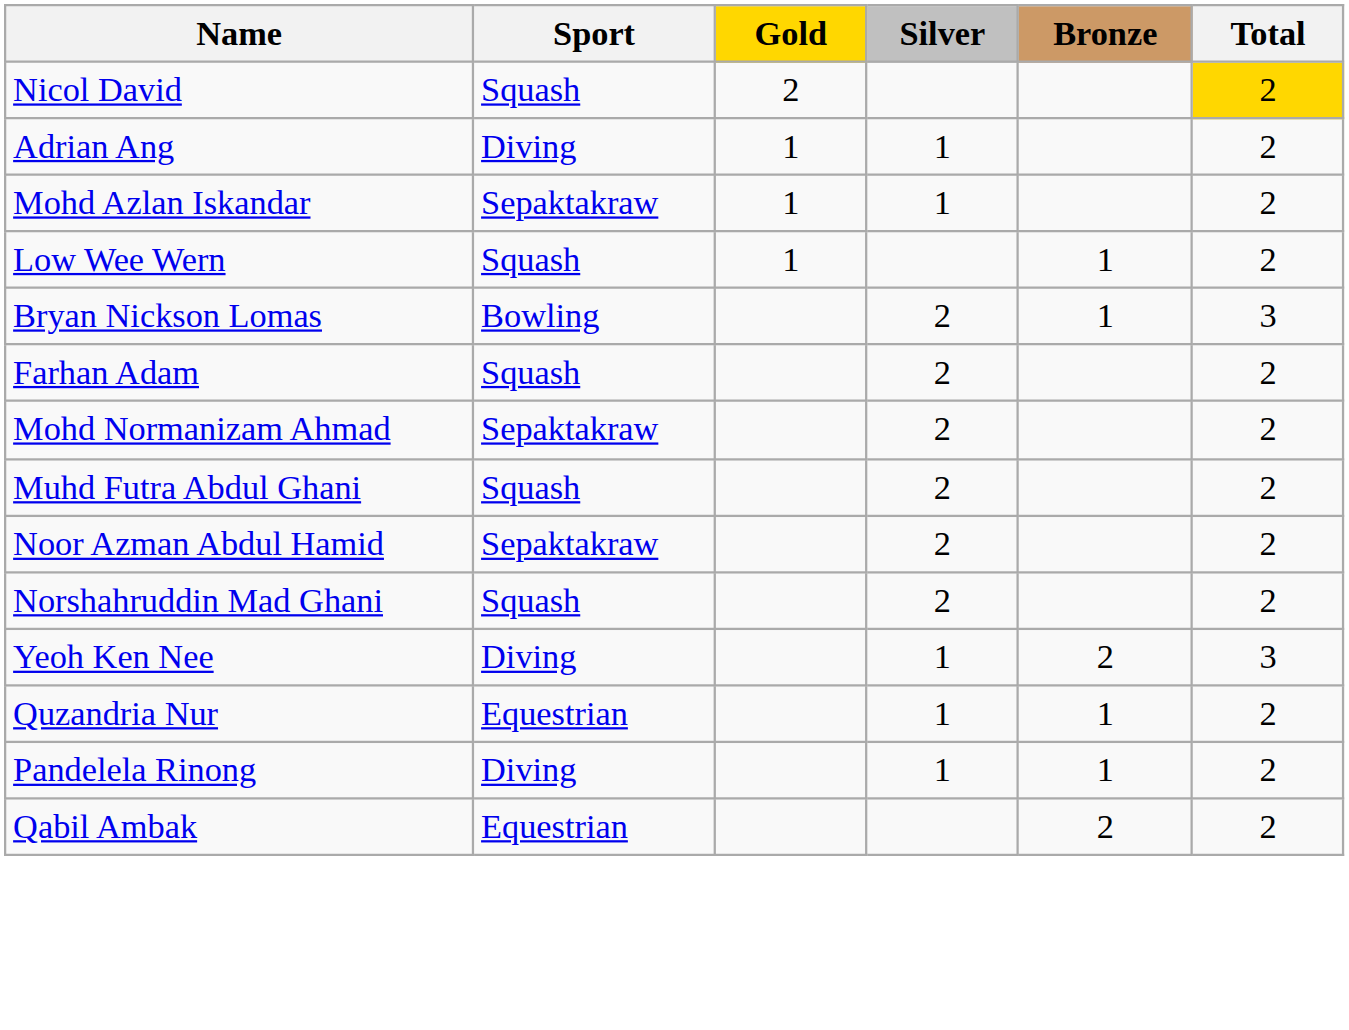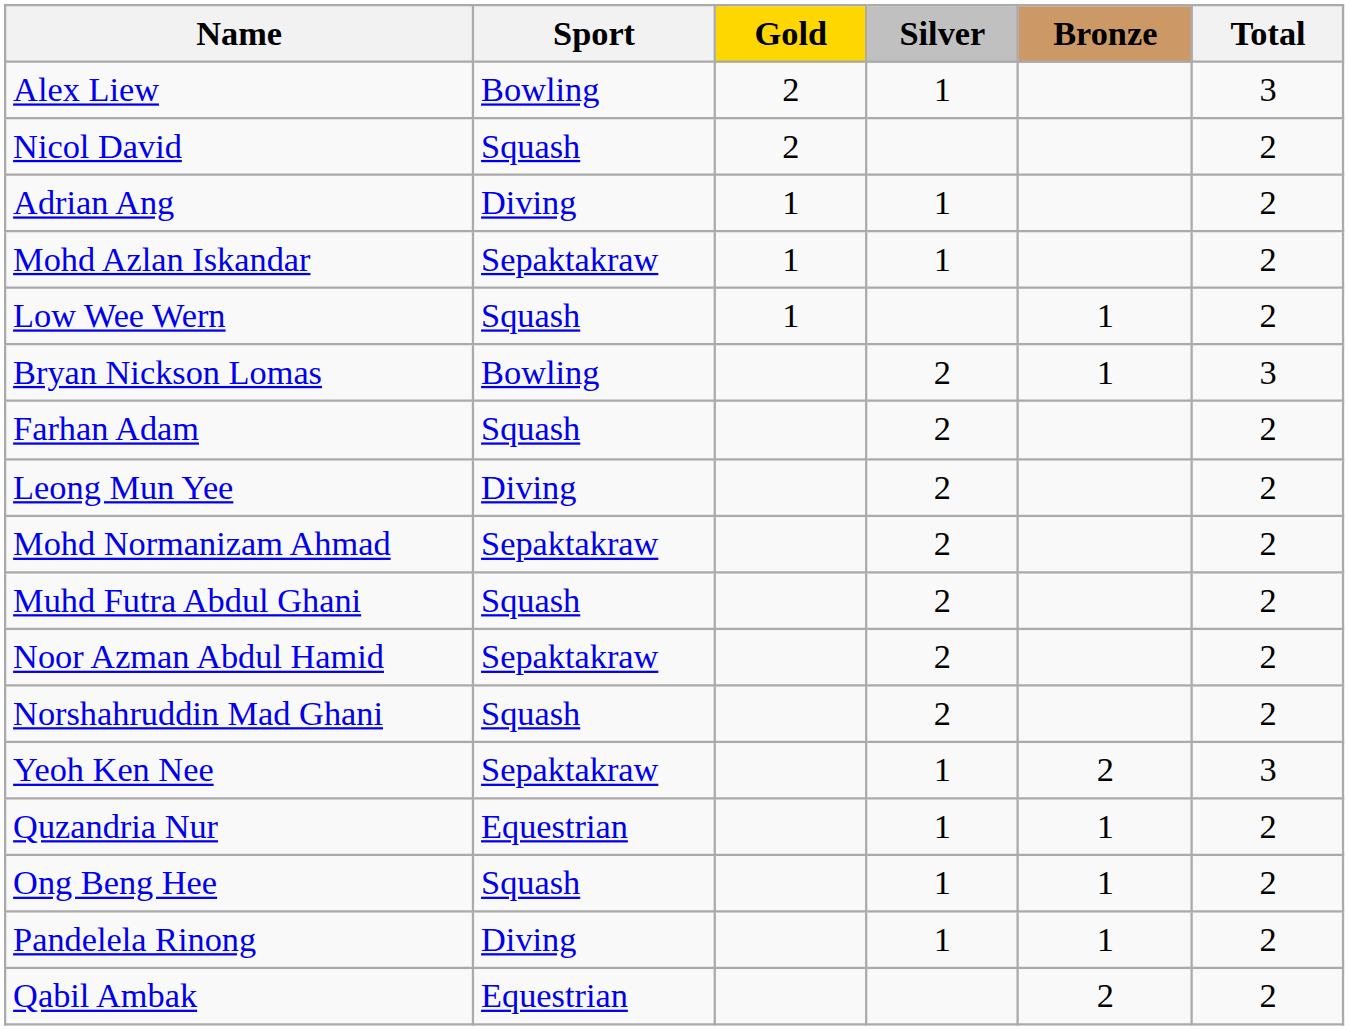+ row: (86, 89)
(1268, 89) gold background -> (1268, 146) no background
+ row: (123, 486)
(529, 656) Diving -> (570, 769) Sepaktakraw
+ row: (115, 882)
